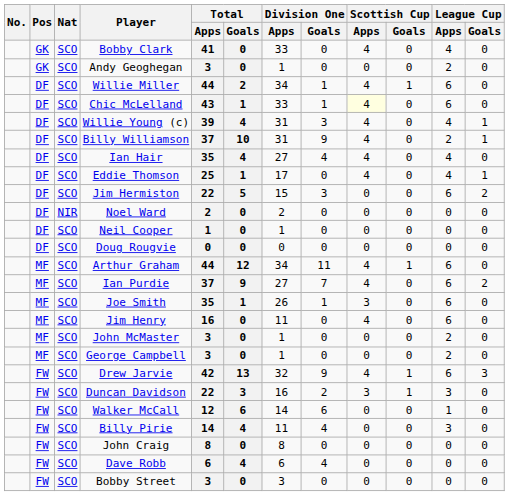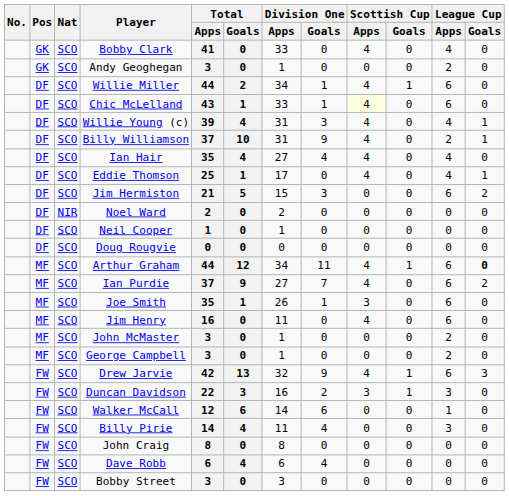(208, 194) 22 -> (208, 194) 21
(485, 266) normal -> (485, 266) bold
